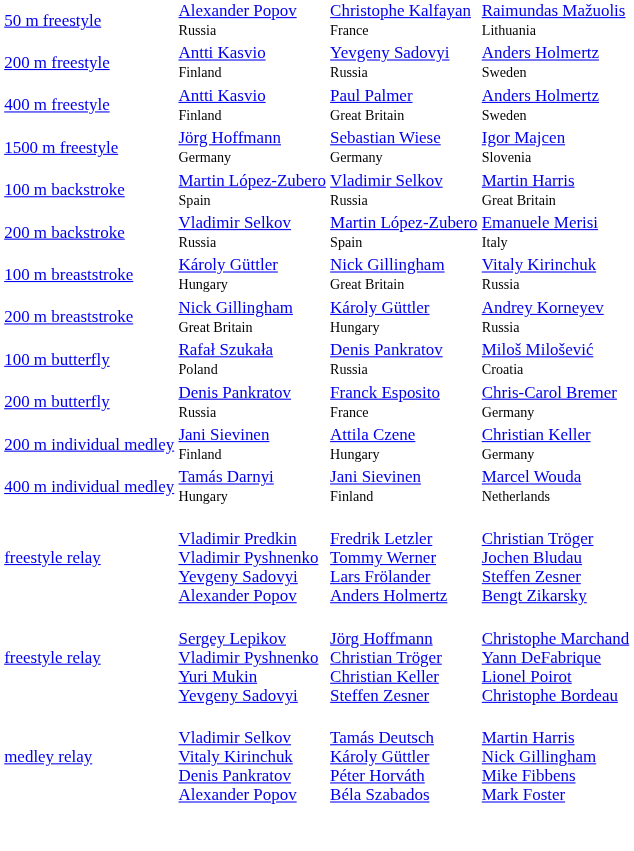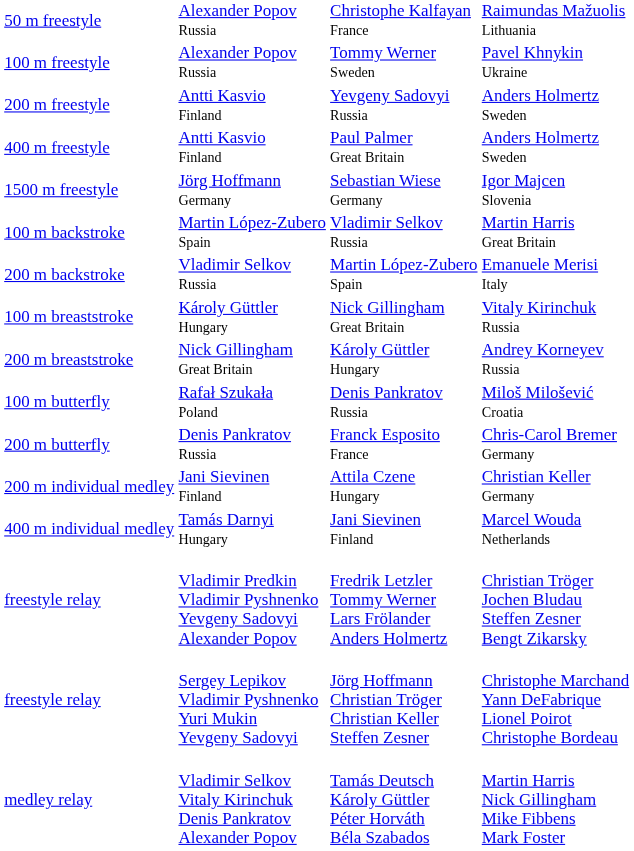+ row: (383, 62)
